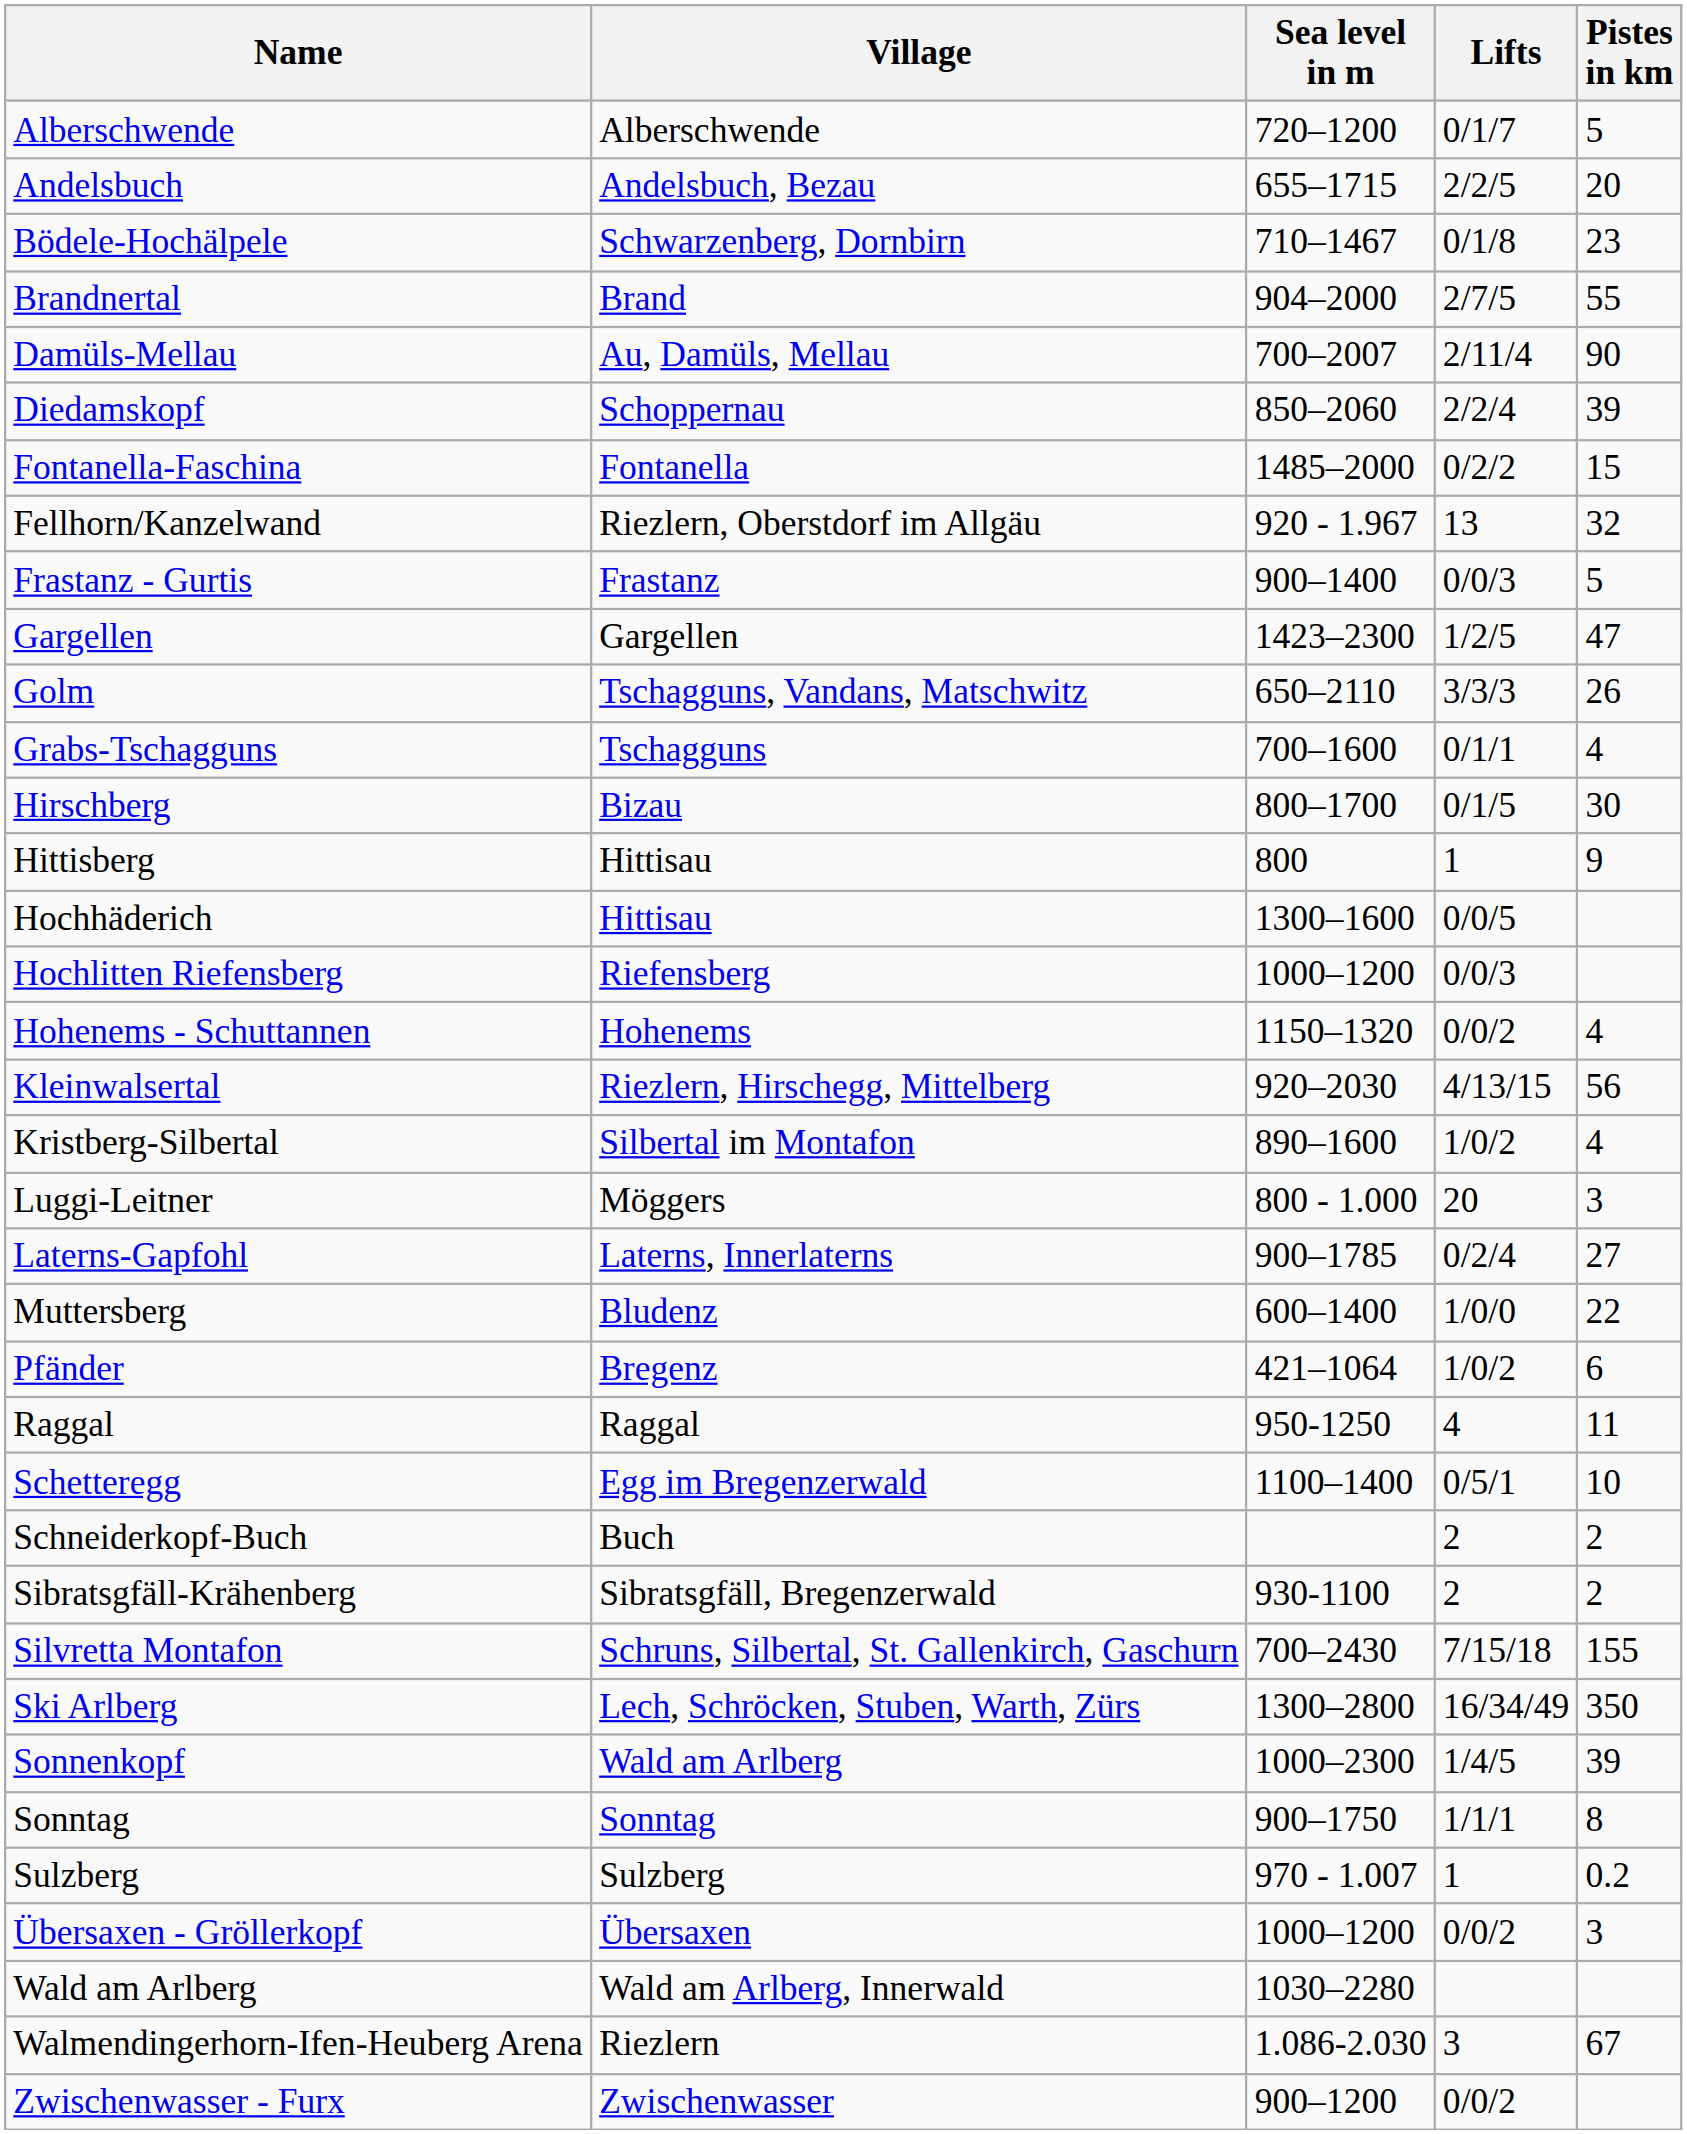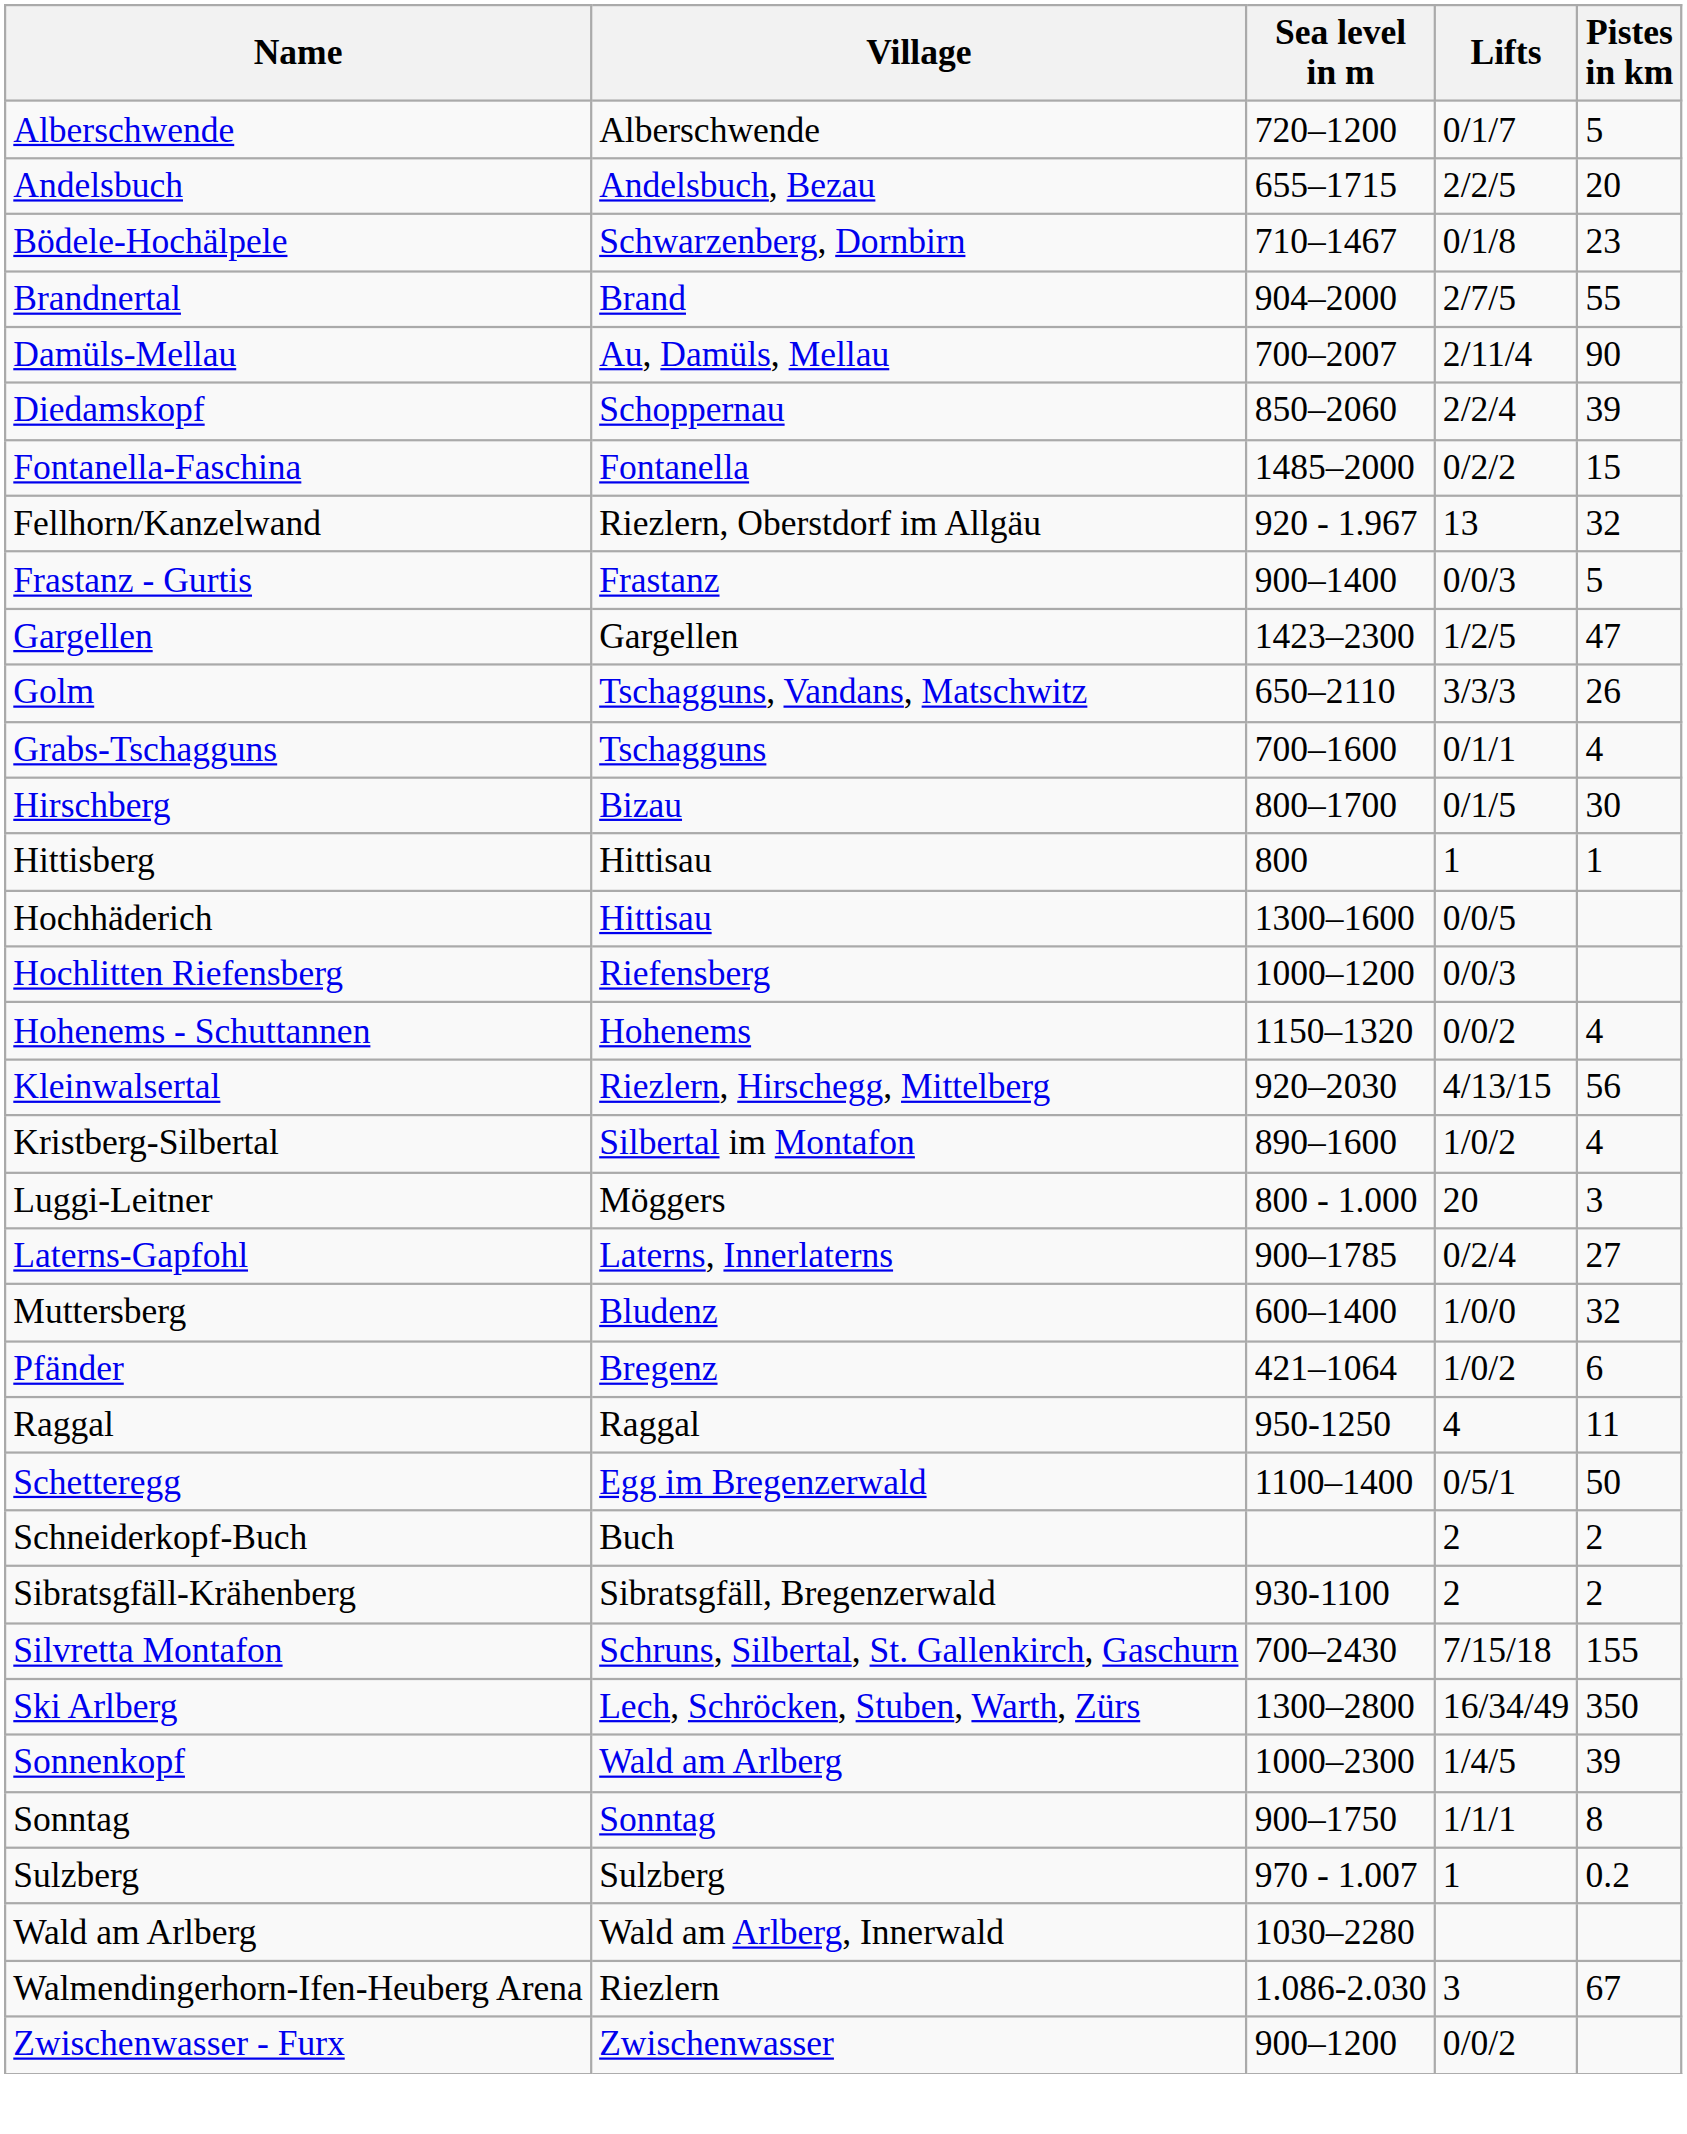(1594, 861) 9 -> (1594, 861) 1
(1603, 1311) 22 -> (1603, 1311) 32
(1603, 1480) 10 -> (1603, 1480) 50
- row: (188, 1931)
